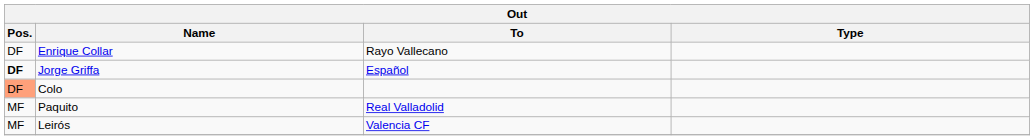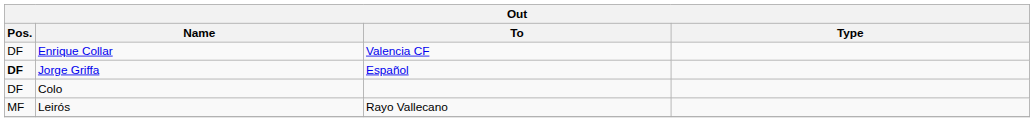(407, 51) Rayo Vallecano -> (398, 51) Valencia CF
(15, 89) lightsalmon background -> (15, 89) no background
- row: (58, 107)
(398, 126) Valencia CF -> (407, 107) Rayo Vallecano
